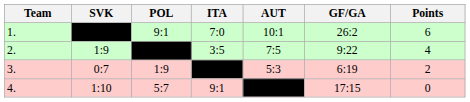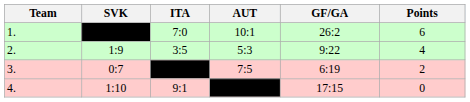- column: (161, 13)
(273, 50) 7:5 -> (245, 50) 5:3
(273, 69) 5:3 -> (245, 69) 7:5
